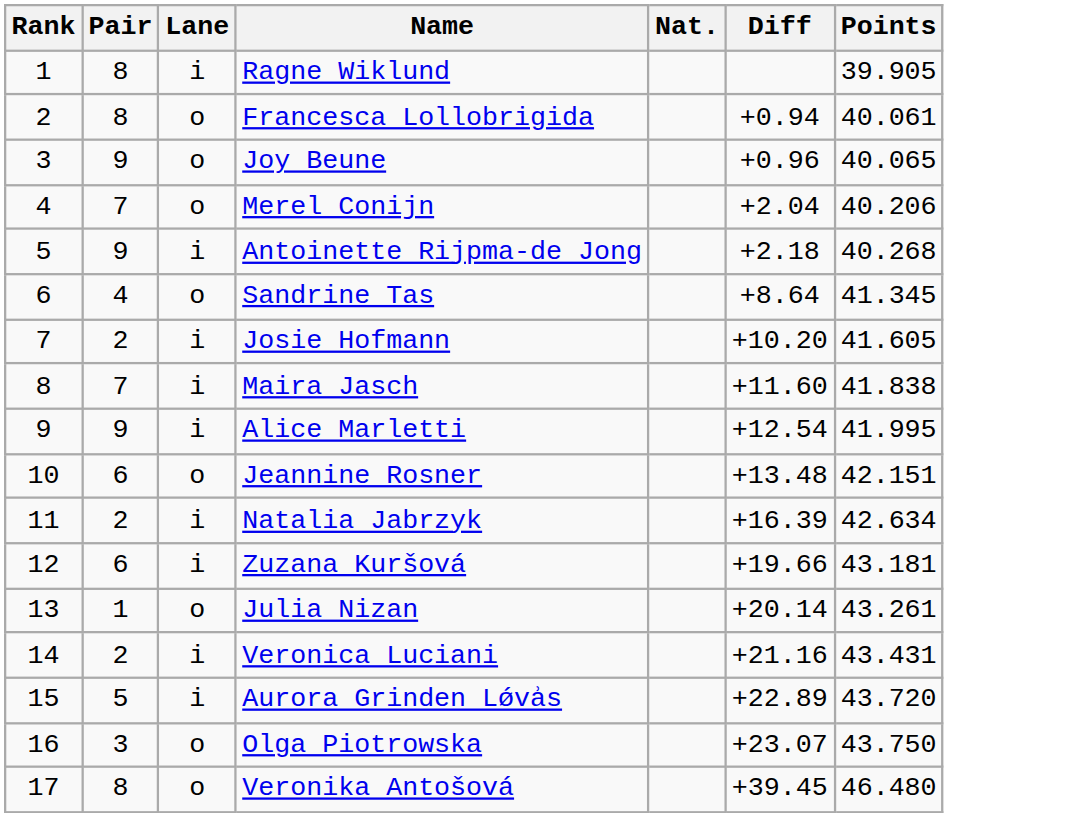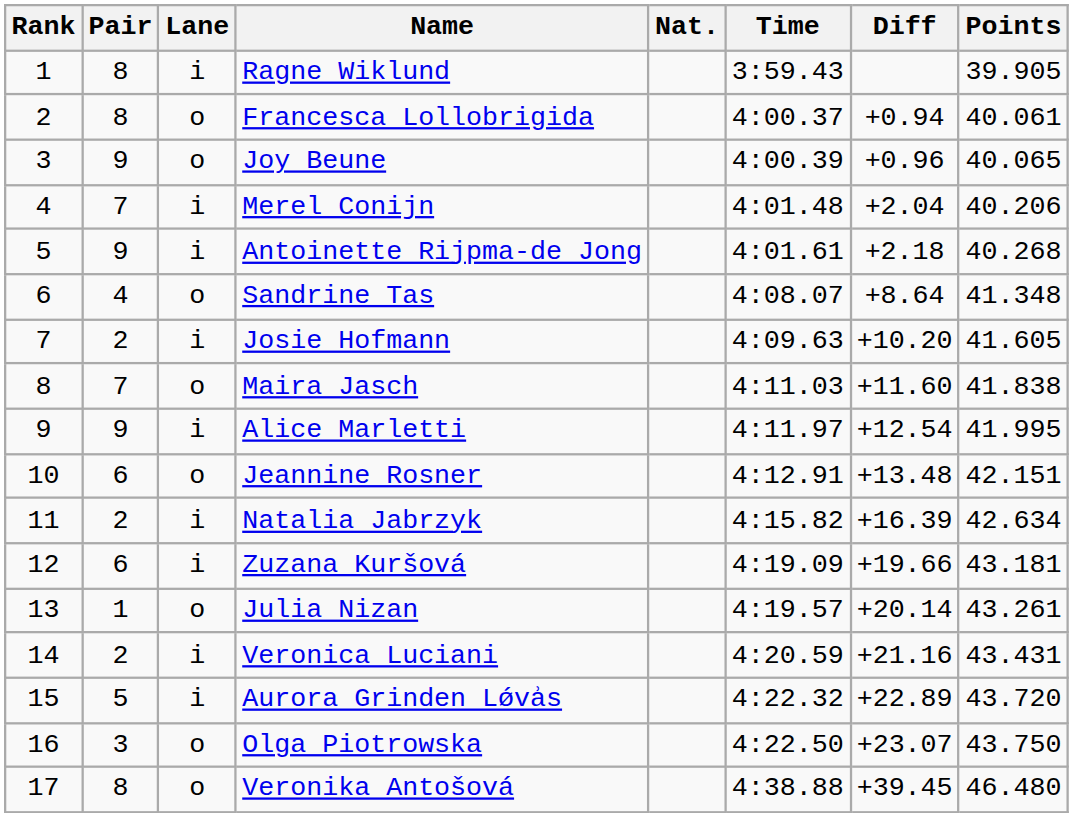+ column: (788, 27)
(197, 207) o -> (197, 207) i
(889, 296) 41.345 -> (1014, 296) 41.348
(197, 386) i -> (197, 386) o
